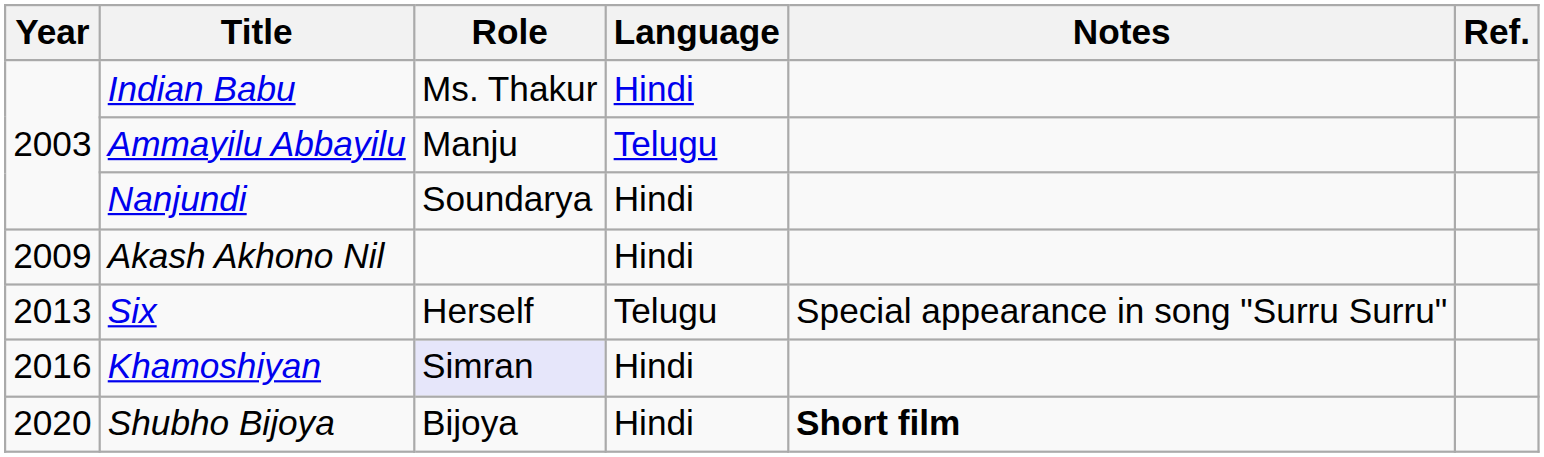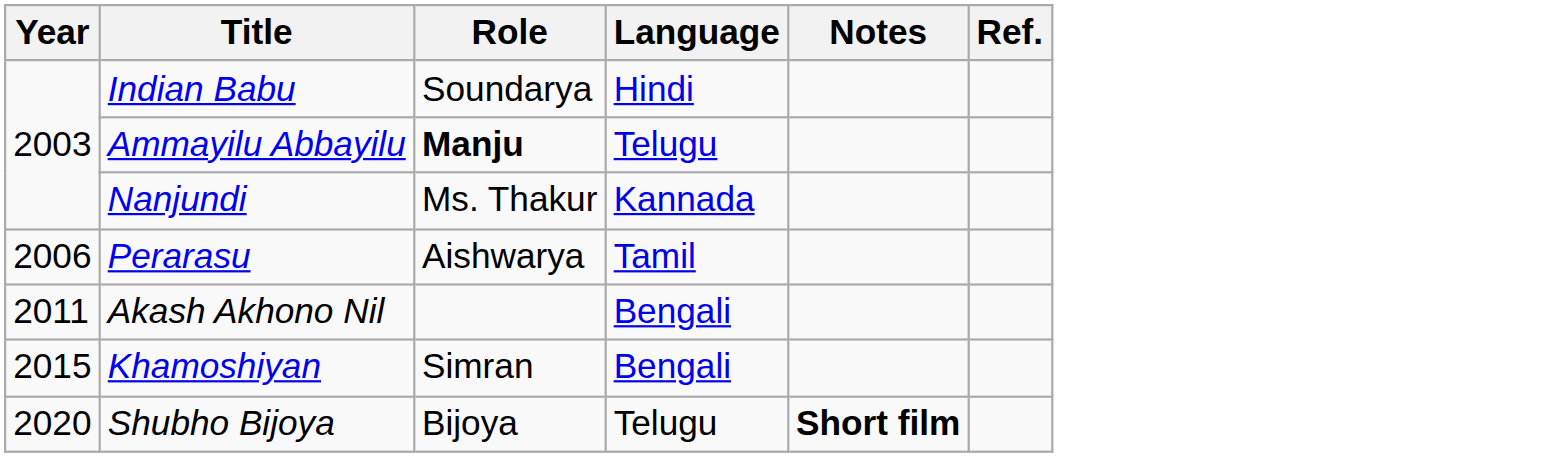(510, 88) Ms. Thakur -> (507, 88) Soundarya
(470, 144) normal -> (473, 144) bold
(507, 199) Soundarya -> (510, 199) Ms. Thakur
(654, 199) Hindi -> (684, 199) Kannada
+ row: (179, 255)
(52, 255) 2009 -> (51, 311) 2011
(654, 255) Hindi -> (672, 311) Bengali
- row: (132, 311)
(52, 367) 2016 -> (52, 367) 2015
(478, 367) lavender background -> (478, 367) no background
(654, 367) Hindi -> (672, 367) Bengali
(654, 423) Hindi -> (666, 423) Telugu
